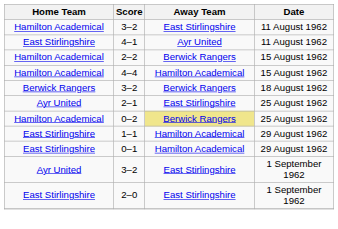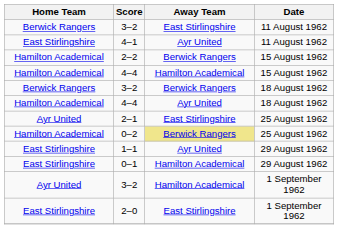(59, 27) Hamilton Academical -> (59, 27) Berwick Rangers
+ row: (129, 103)
(200, 133) Hamilton Academical -> (200, 149) Ayr United
(200, 169) East Stirlingshire -> (200, 184) Hamilton Academical
